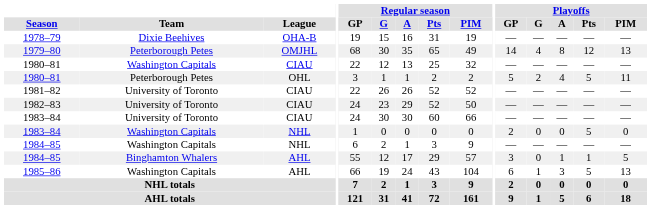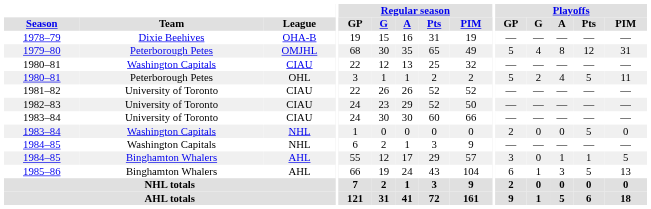(511, 51) 14 -> (511, 51) 5
(626, 51) 13 -> (626, 51) 31
(171, 171) Washington Capitals -> (171, 171) Binghamton Whalers
